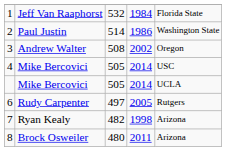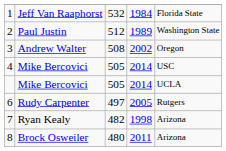(116, 31) 514 -> (116, 31) 512
(141, 31) 1986 -> (141, 31) 1989
